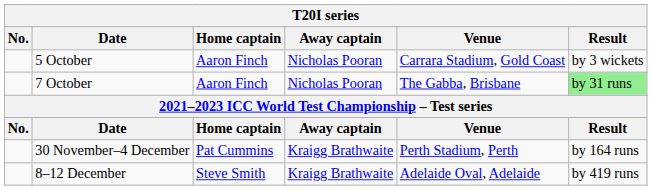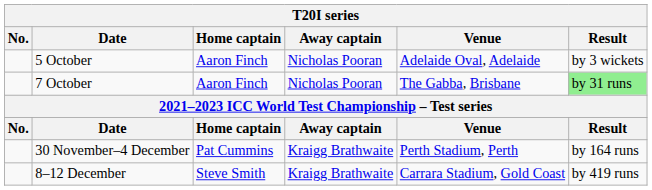(482, 60) Carrara Stadium, Gold Coast -> (470, 60) Adelaide Oval, Adelaide
(470, 173) Adelaide Oval, Adelaide -> (482, 173) Carrara Stadium, Gold Coast
